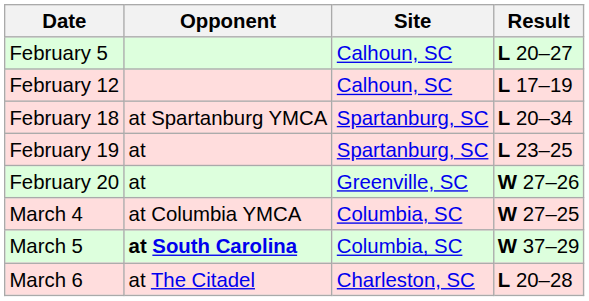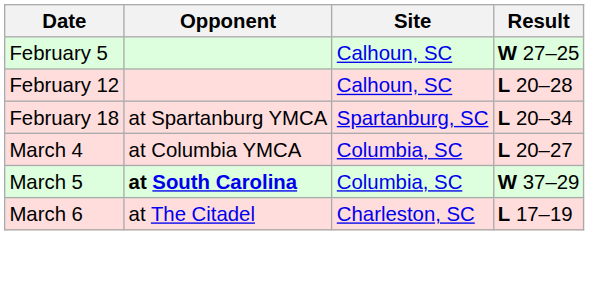(535, 53) L 20–27 -> (539, 53) W 27–25
(535, 85) L 17–19 -> (535, 85) L 20–28
- row: (64, 150)
- row: (64, 182)
(539, 214) W 27–25 -> (535, 150) L 20–27
(535, 279) L 20–28 -> (535, 214) L 17–19
